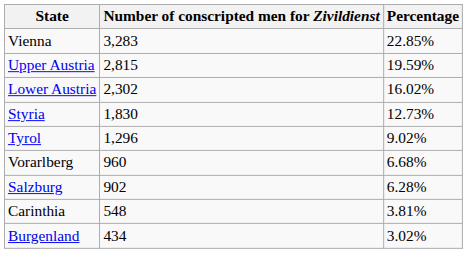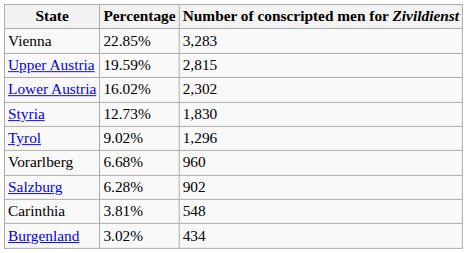columns swapped: (242, 16) <-> (423, 16)
